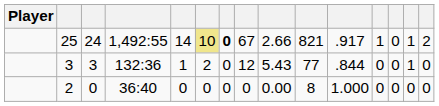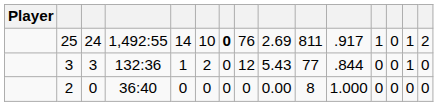(207, 40) khaki background -> (207, 40) no background
(246, 40) 67 -> (246, 40) 76
(277, 40) 2.66 -> (277, 40) 2.69
(311, 40) 821 -> (311, 40) 811
